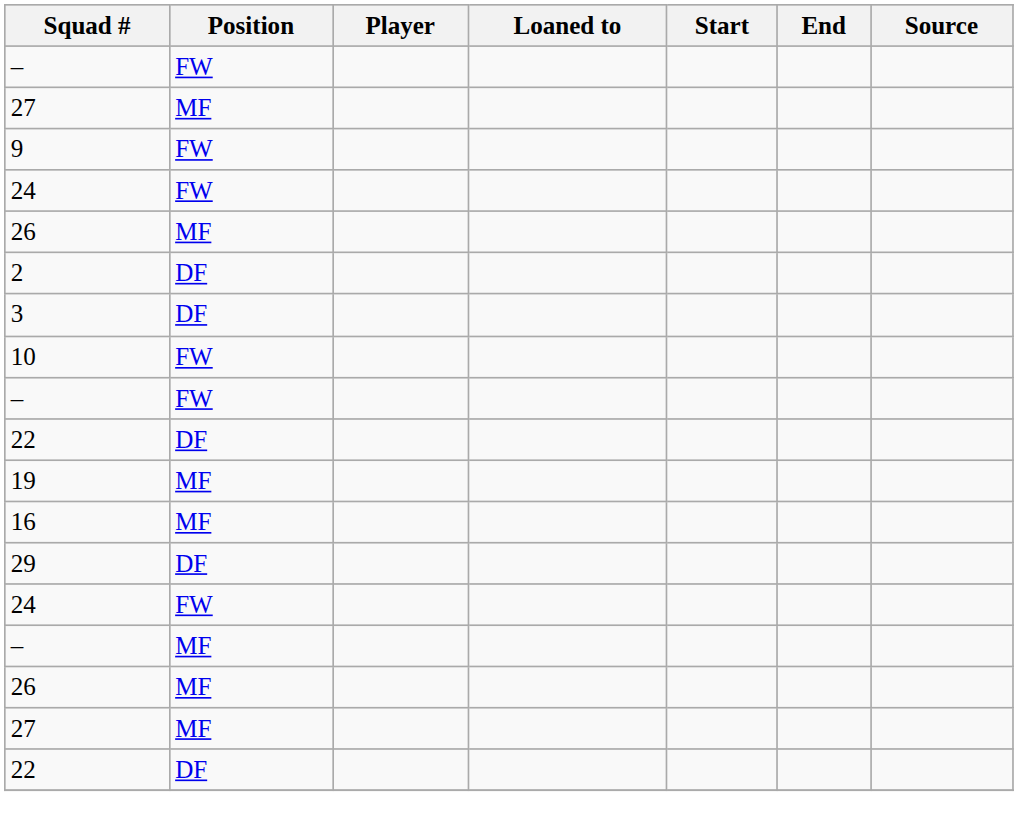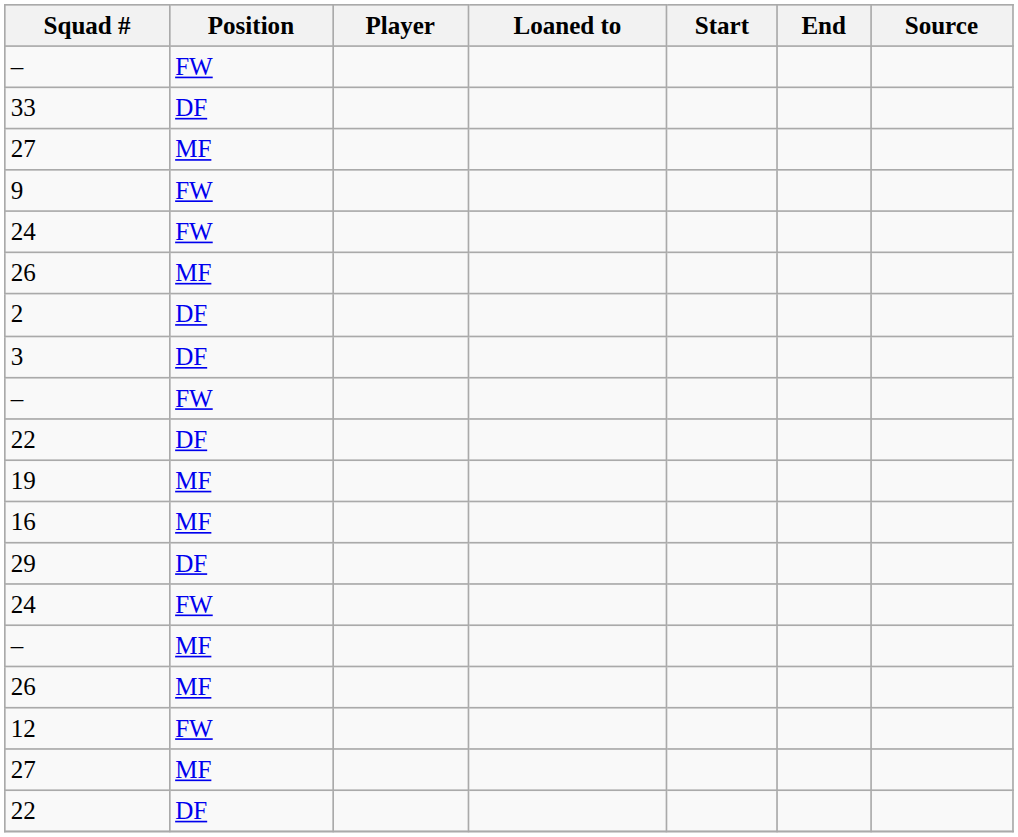+ row: (23, 108)
- row: (23, 356)
+ row: (23, 728)
